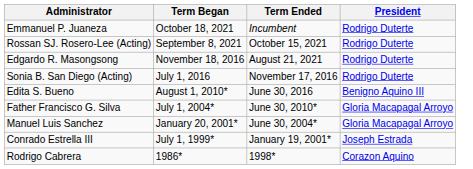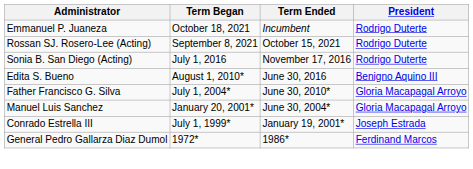- row: (62, 60)
- row: (44, 156)
+ row: (87, 140)
